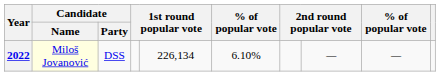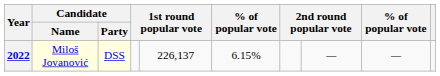(114, 55) no background -> (114, 55) lightyellow background
(176, 55) 226,134 -> (176, 55) 226,137
(246, 55) 6.10% -> (246, 55) 6.15%
